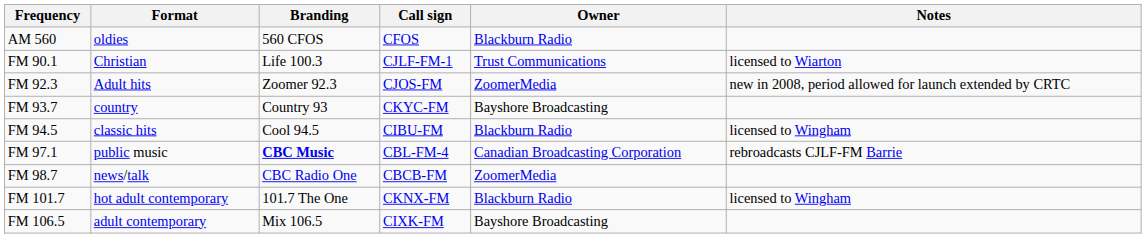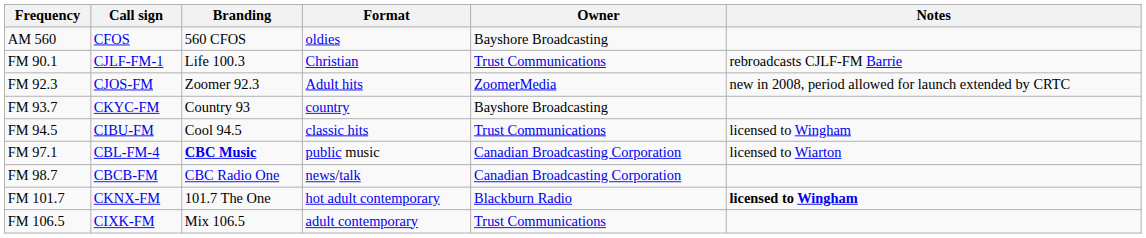columns swapped: (425, 15) <-> (175, 15)
(523, 38) Blackburn Radio -> (541, 38) Bayshore Broadcasting
(785, 61) licensed to Wiarton -> (816, 61) rebroadcasts CJLF-FM Barrie
(523, 130) Blackburn Radio -> (540, 130) Trust Communications
(816, 152) rebroadcasts CJLF-FM Barrie -> (785, 152) licensed to Wiarton
(515, 175) ZoomerMedia -> (578, 175) Canadian Broadcasting Corporation
(790, 198) normal -> (794, 198) bold
(541, 221) Bayshore Broadcasting -> (540, 221) Trust Communications
